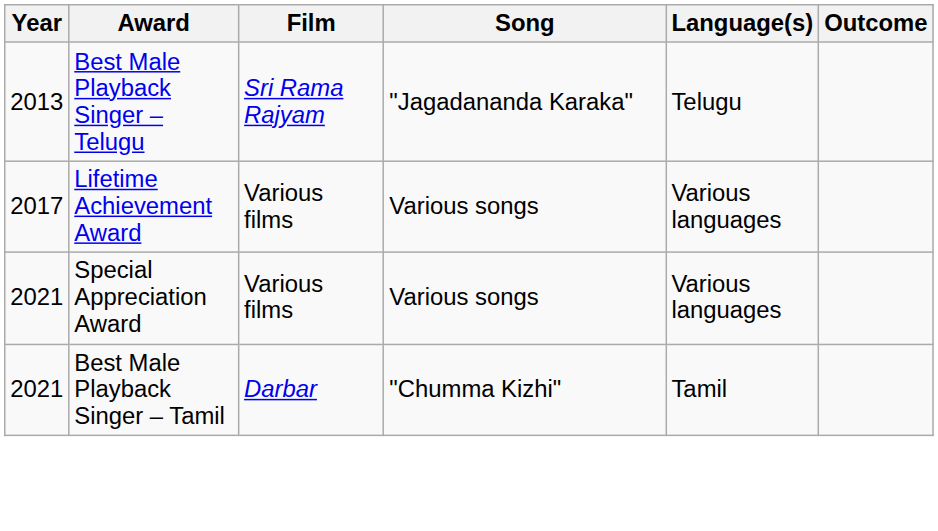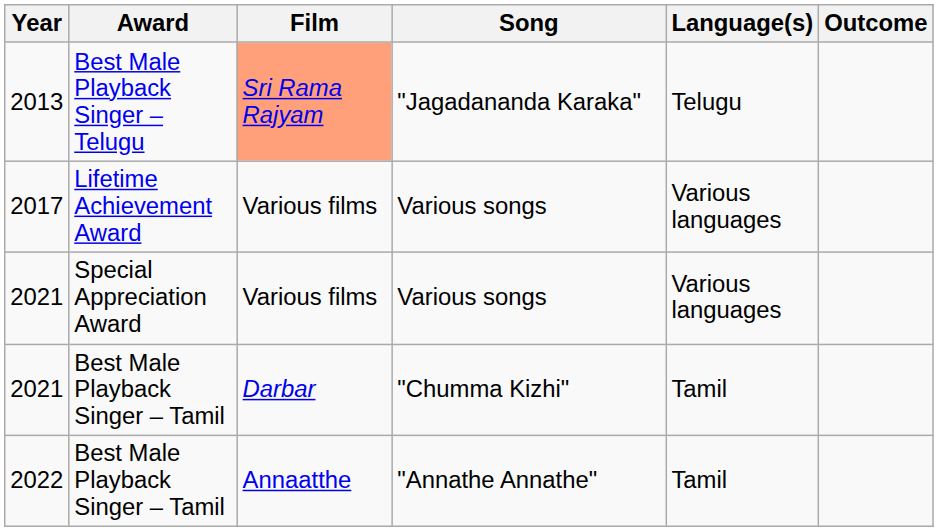(294, 101) no background -> (292, 101) lightsalmon background
+ row: (37, 480)
